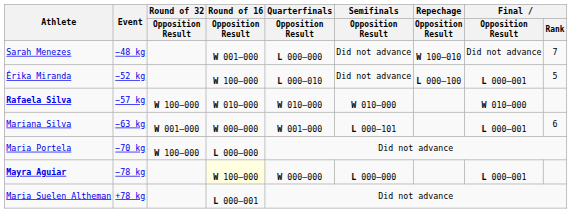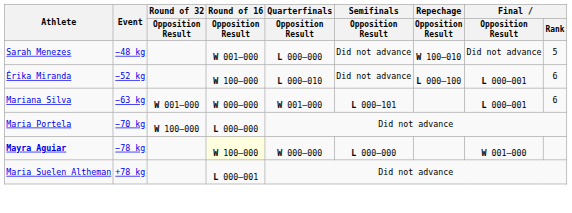(555, 52) 7 -> (555, 52) 5
(555, 76) 5 -> (555, 76) 6
- row: (39, 100)
(504, 177) L 000–001 -> (504, 153) W 001–000
